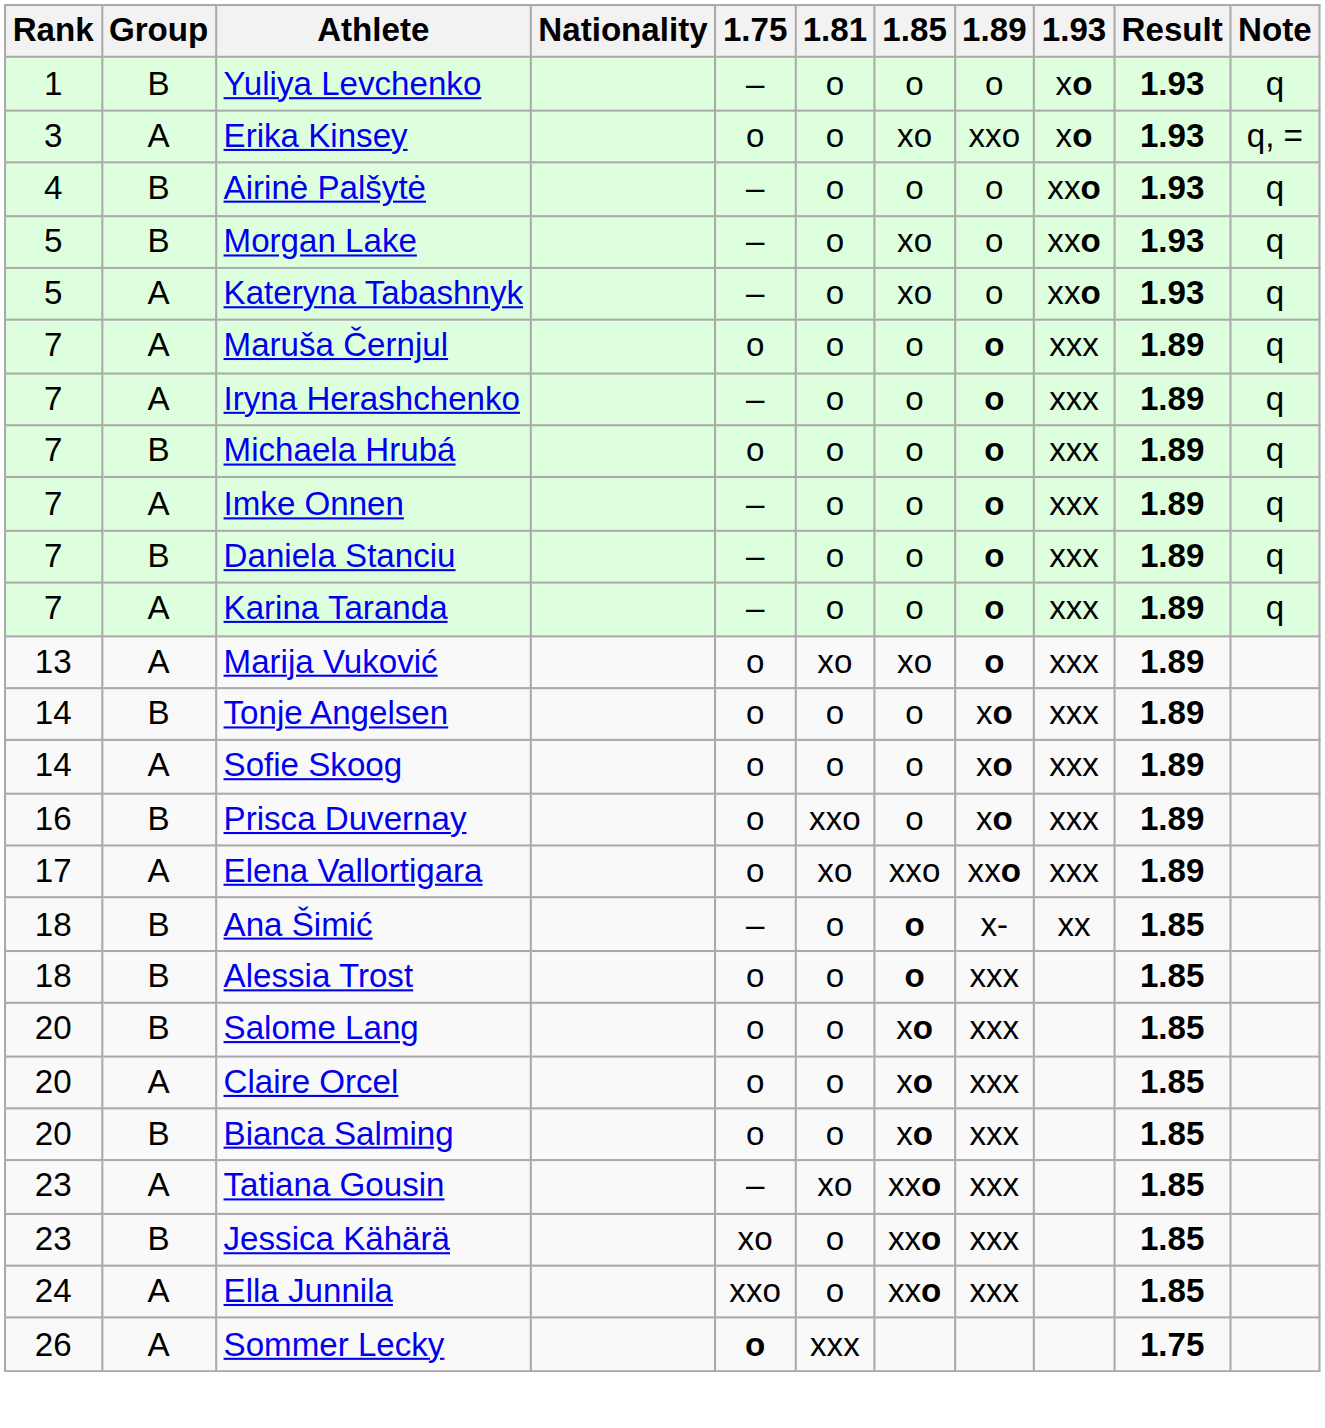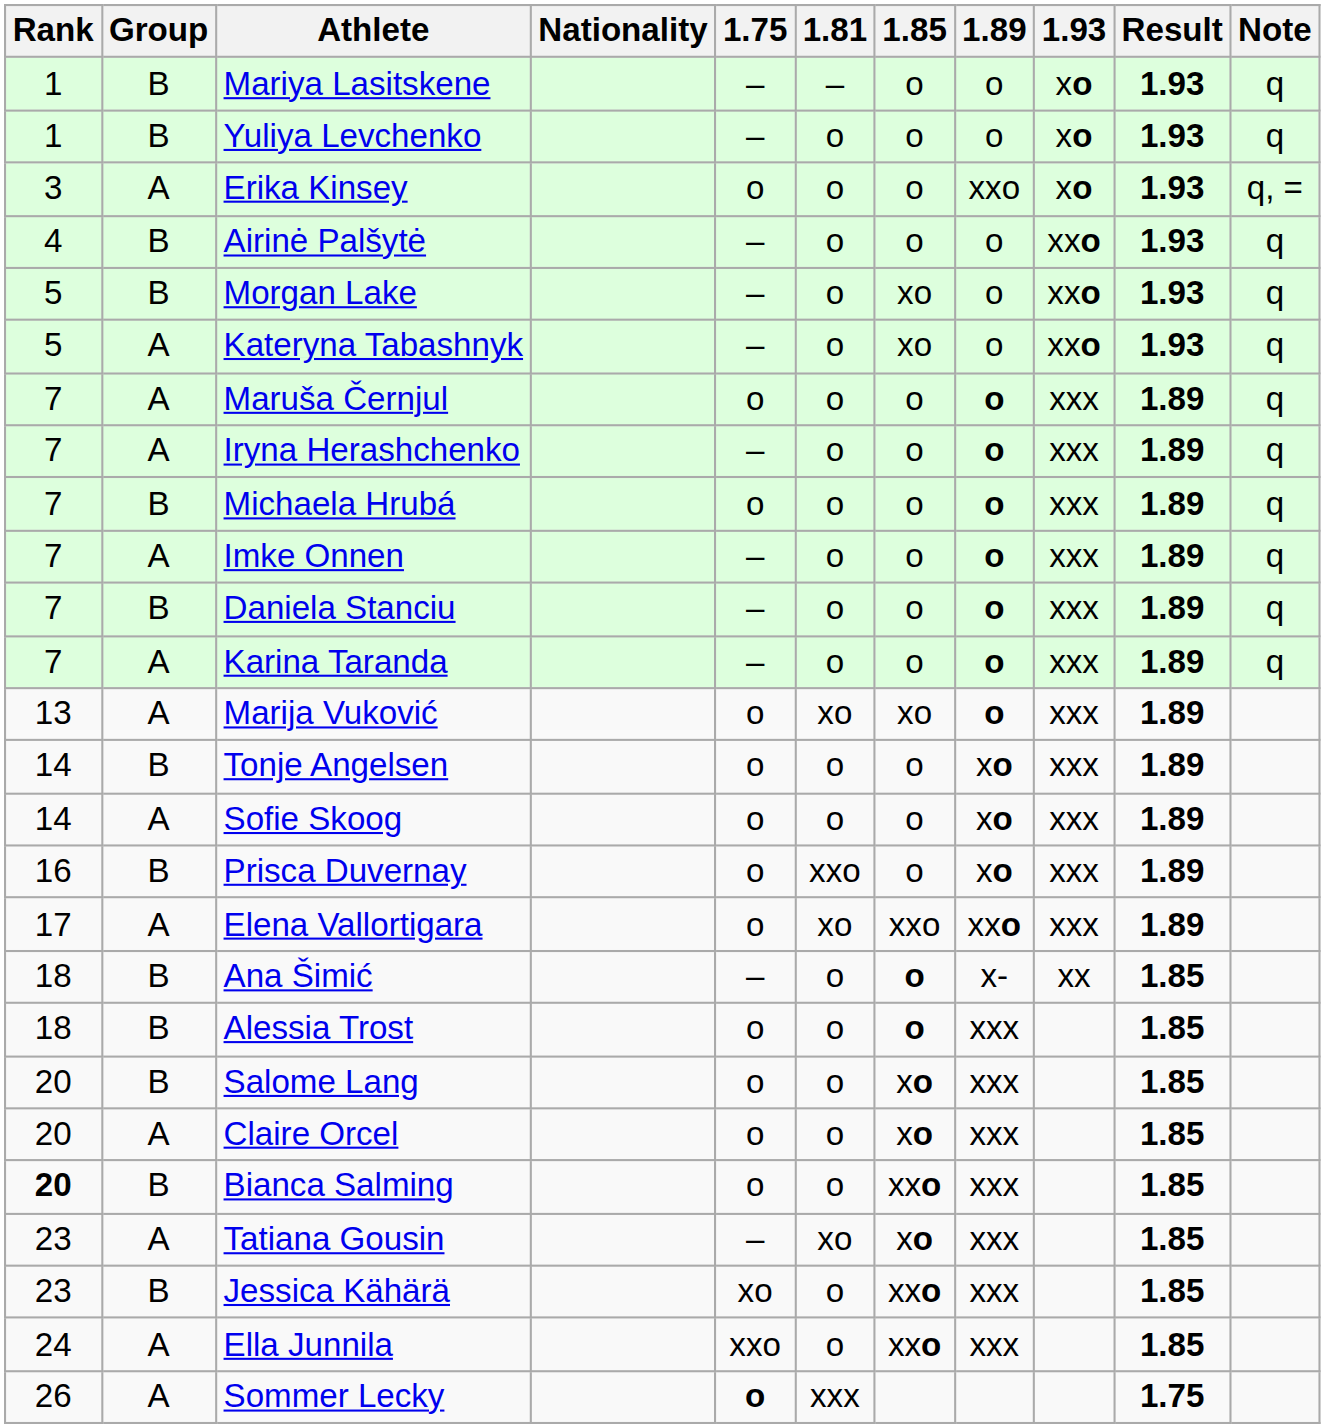+ row: (357, 83)
(915, 135) xo -> (915, 188) o
(53, 1133) normal -> (53, 1186) bold
(915, 1133) xo -> (915, 1186) xxo
(915, 1186) xxo -> (915, 1238) xo
